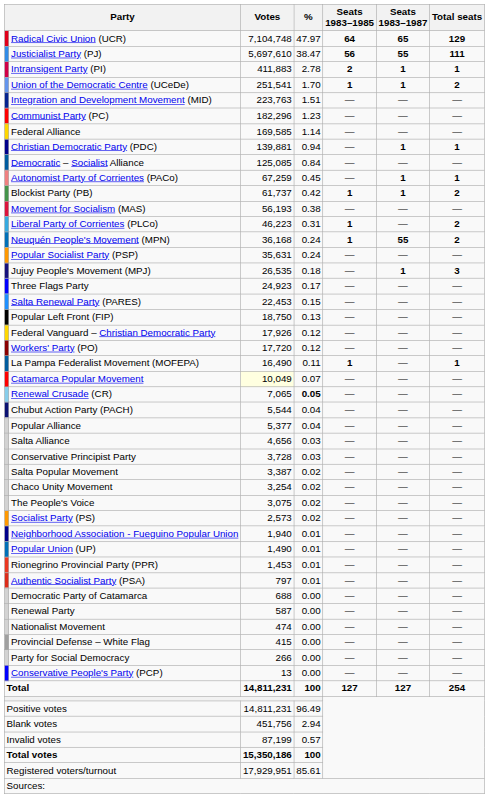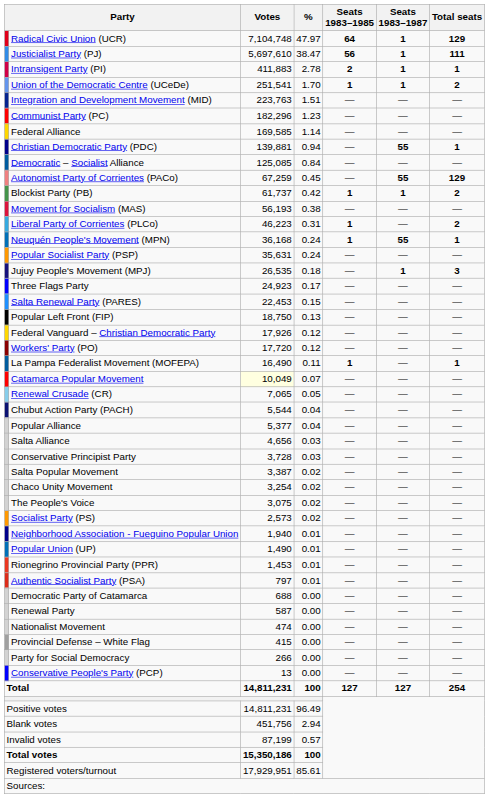(403, 38) 65 -> (403, 38) 1
(403, 54) 55 -> (403, 54) 1
(403, 147) 1 -> (403, 147) 55
(403, 178) 1 -> (403, 178) 55
(457, 178) 1 -> (457, 178) 129
(457, 239) 2 -> (457, 239) 1
(311, 394) bold -> (311, 394) normal
